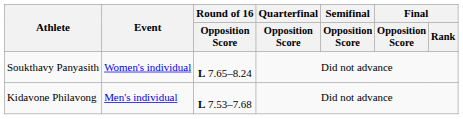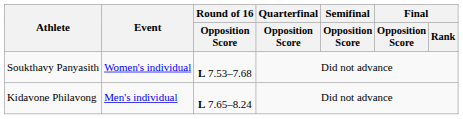(225, 74) L 7.65–8.24 -> (225, 74) L 7.53–7.68
(225, 105) L 7.53–7.68 -> (225, 105) L 7.65–8.24
